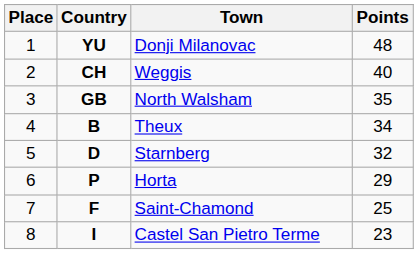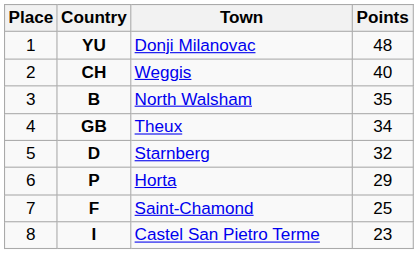(94, 99) GB -> (94, 99) B
(94, 126) B -> (94, 126) GB
